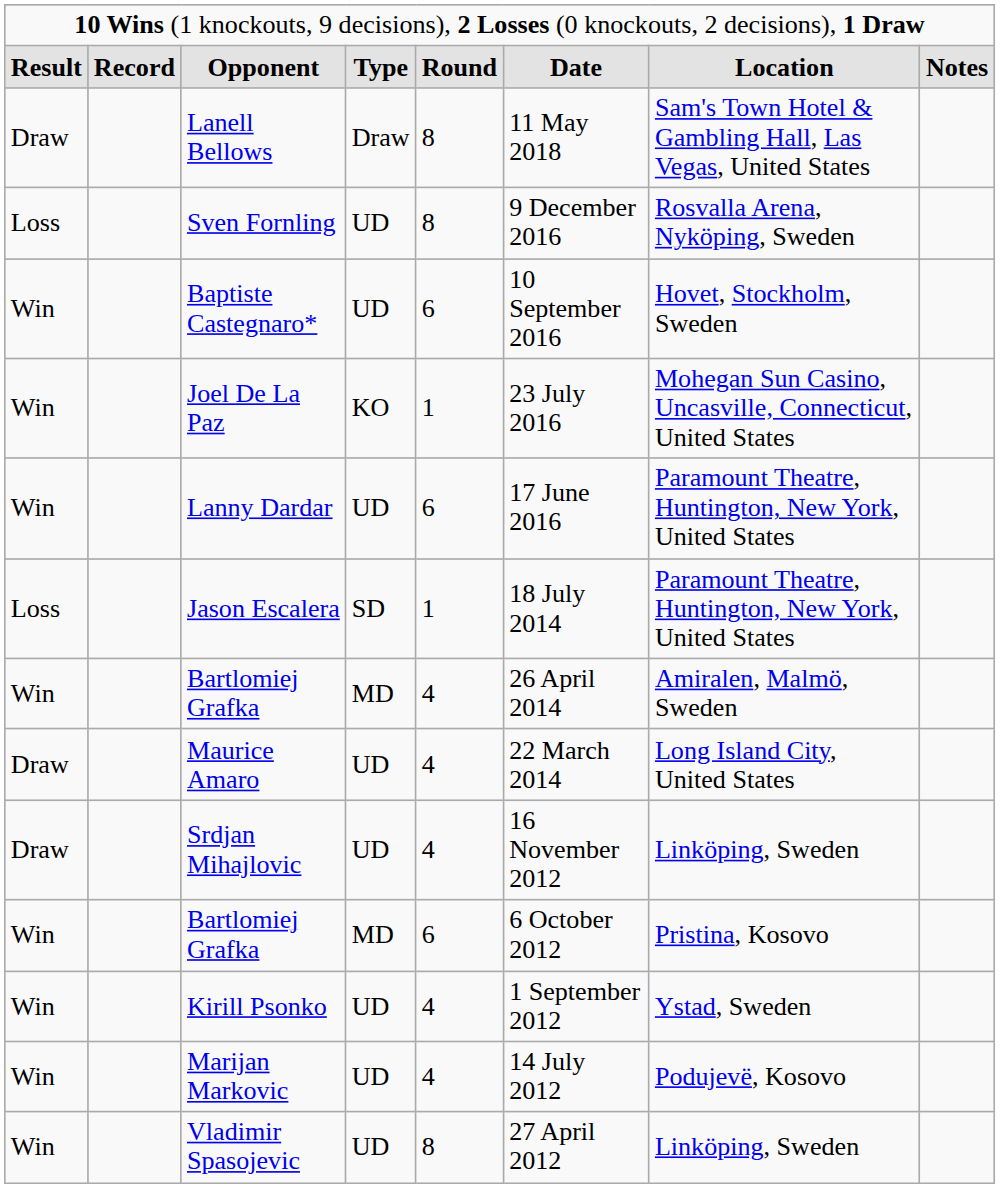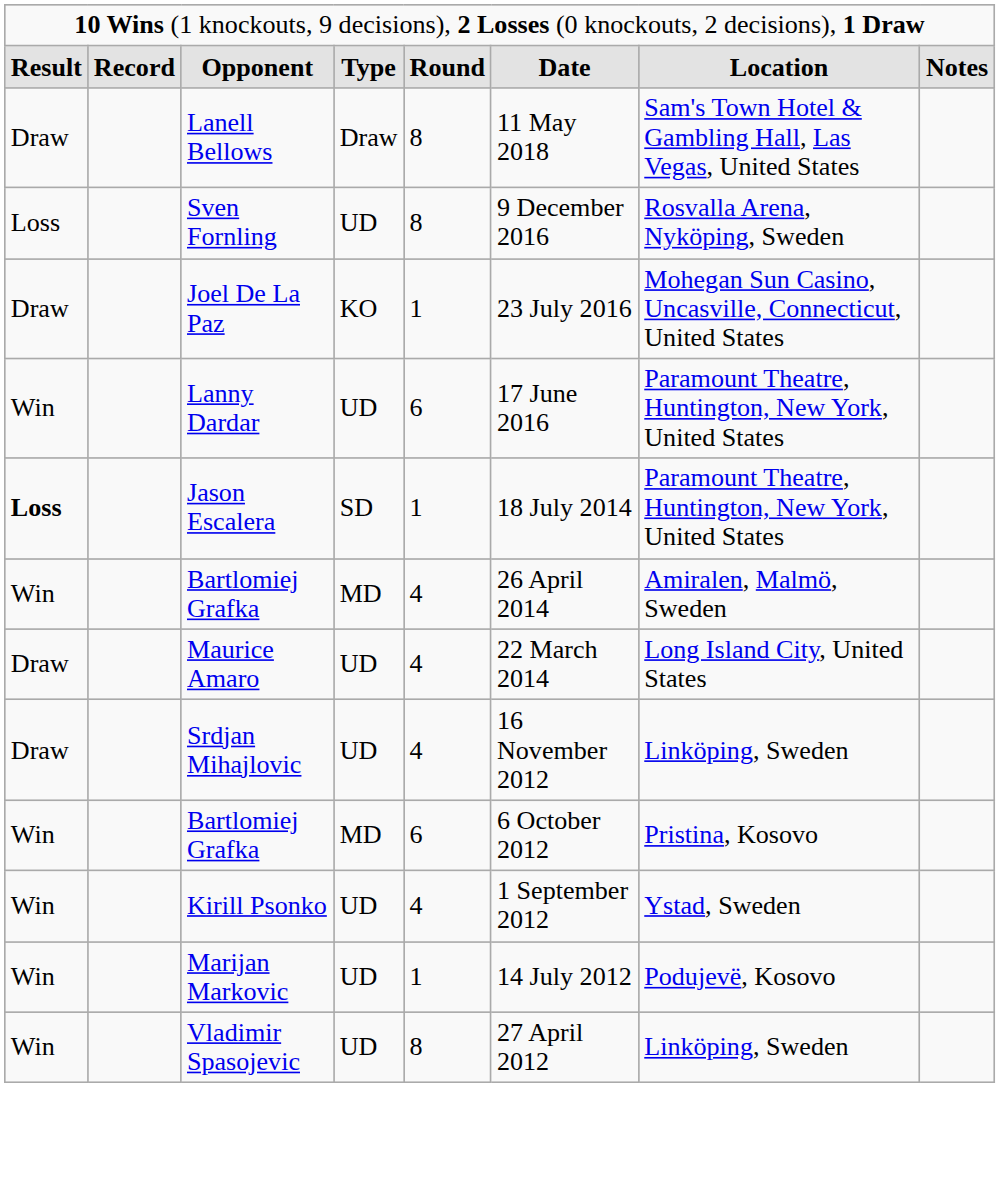- row: (252, 307)
(33, 408) Win -> (40, 307) Draw
(35, 608) normal -> (36, 508) bold
(428, 1076) 4 -> (416, 976) 1
